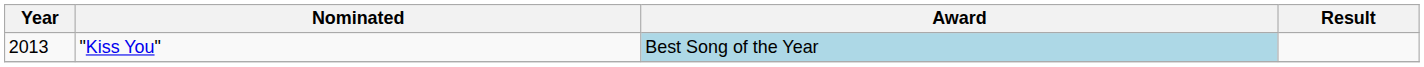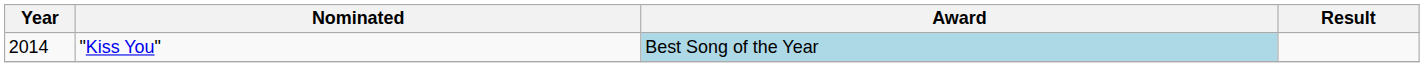(29, 47) 2013 -> (29, 47) 2014
